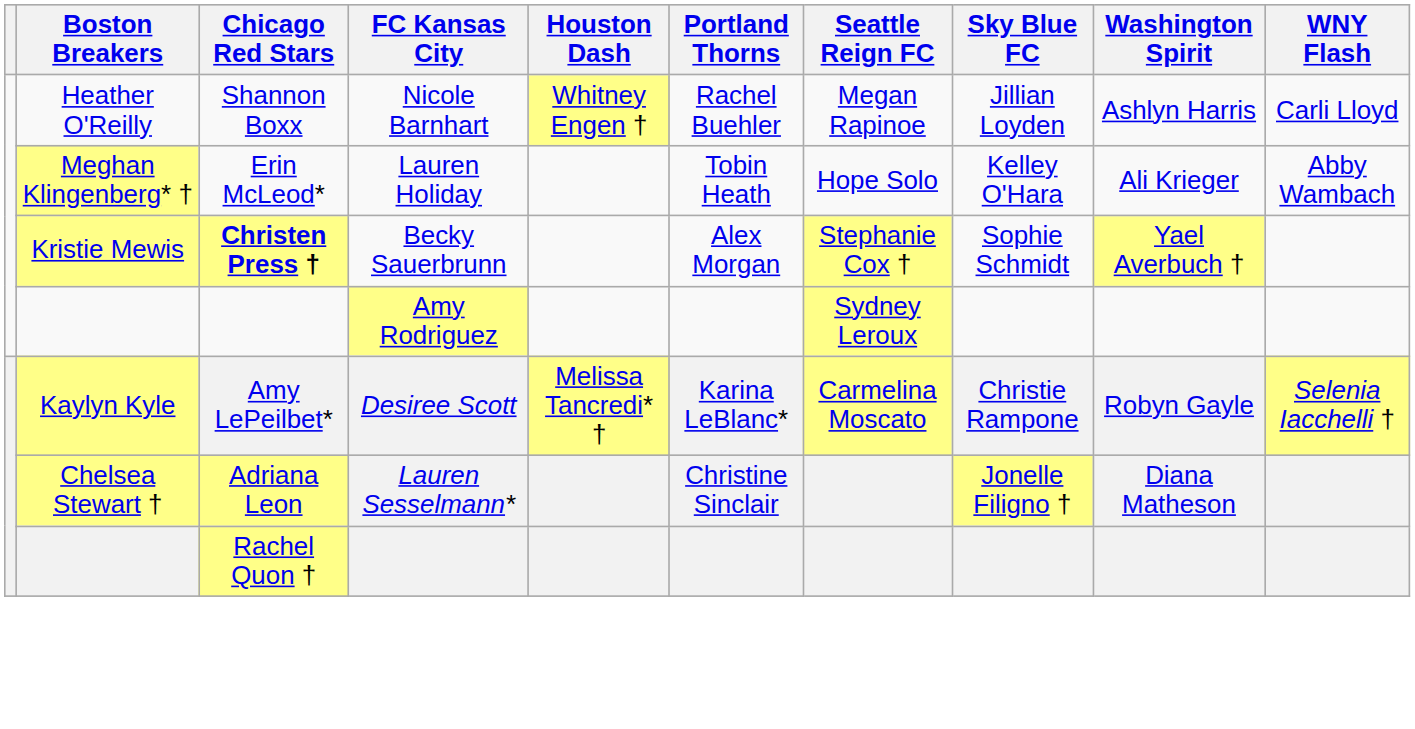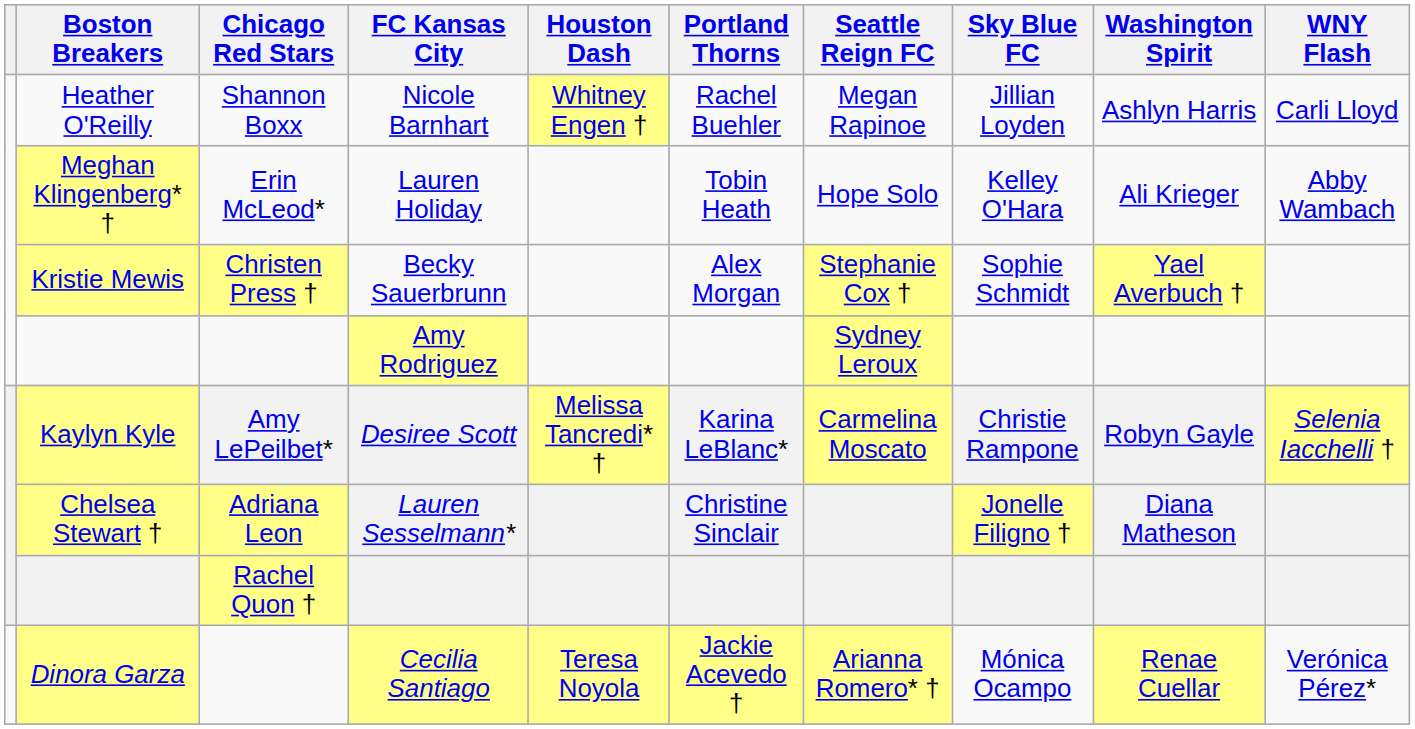(274, 250) bold -> (274, 279) normal
+ row: (439, 674)
